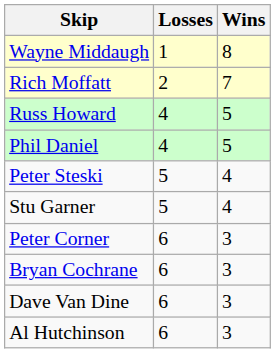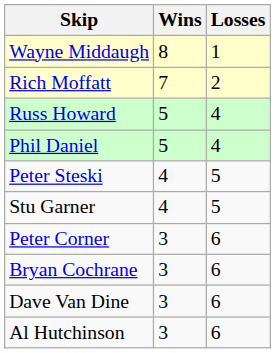columns swapped: (244, 20) <-> (186, 20)
